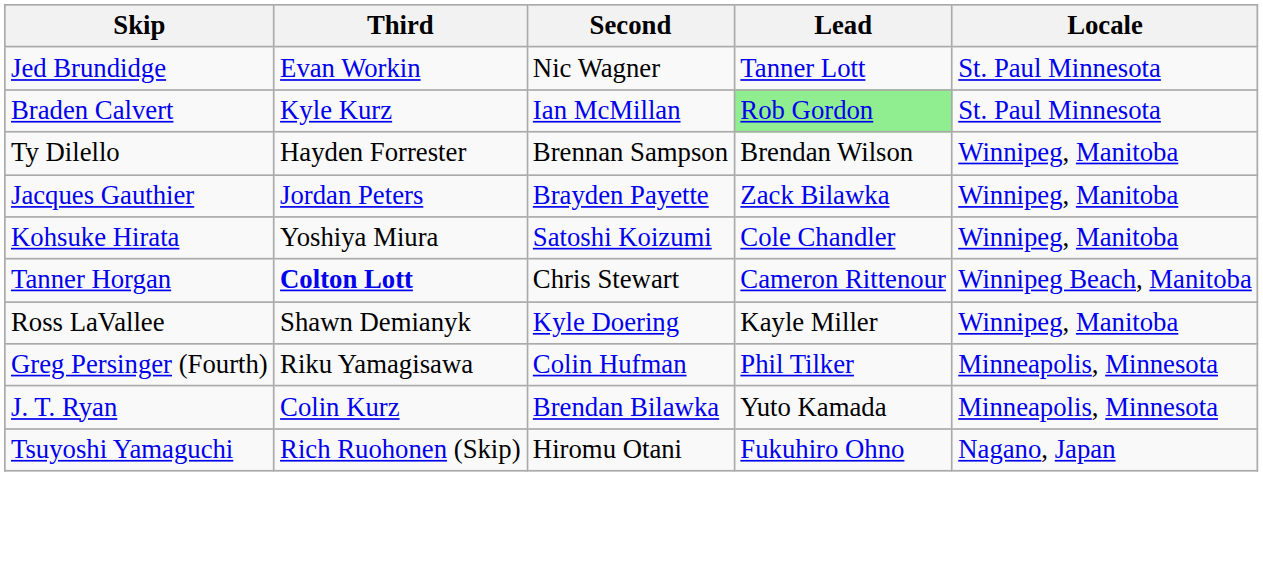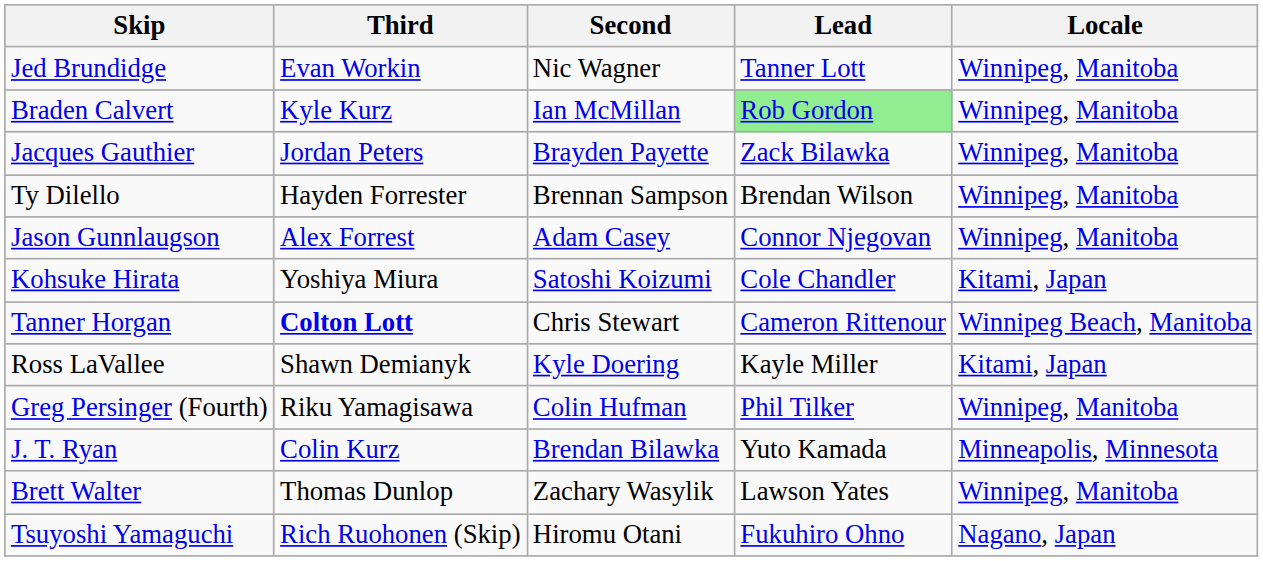(1060, 68) St. Paul Minnesota -> (1068, 68) Winnipeg, Manitoba
(1060, 110) St. Paul Minnesota -> (1068, 110) Winnipeg, Manitoba
rows swapped: (65, 152) <-> (103, 195)
+ row: (115, 237)
(1068, 237) Winnipeg, Manitoba -> (1032, 279) Kitami, Japan
(1068, 322) Winnipeg, Manitoba -> (1032, 364) Kitami, Japan
(1088, 364) Minneapolis, Minnesota -> (1068, 407) Winnipeg, Manitoba
+ row: (76, 491)
